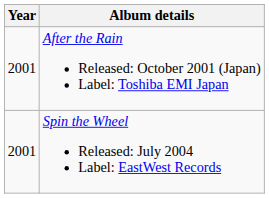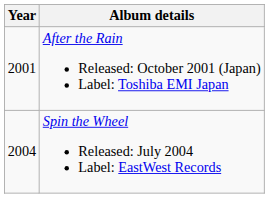(22, 151) 2001 -> (22, 151) 2004
